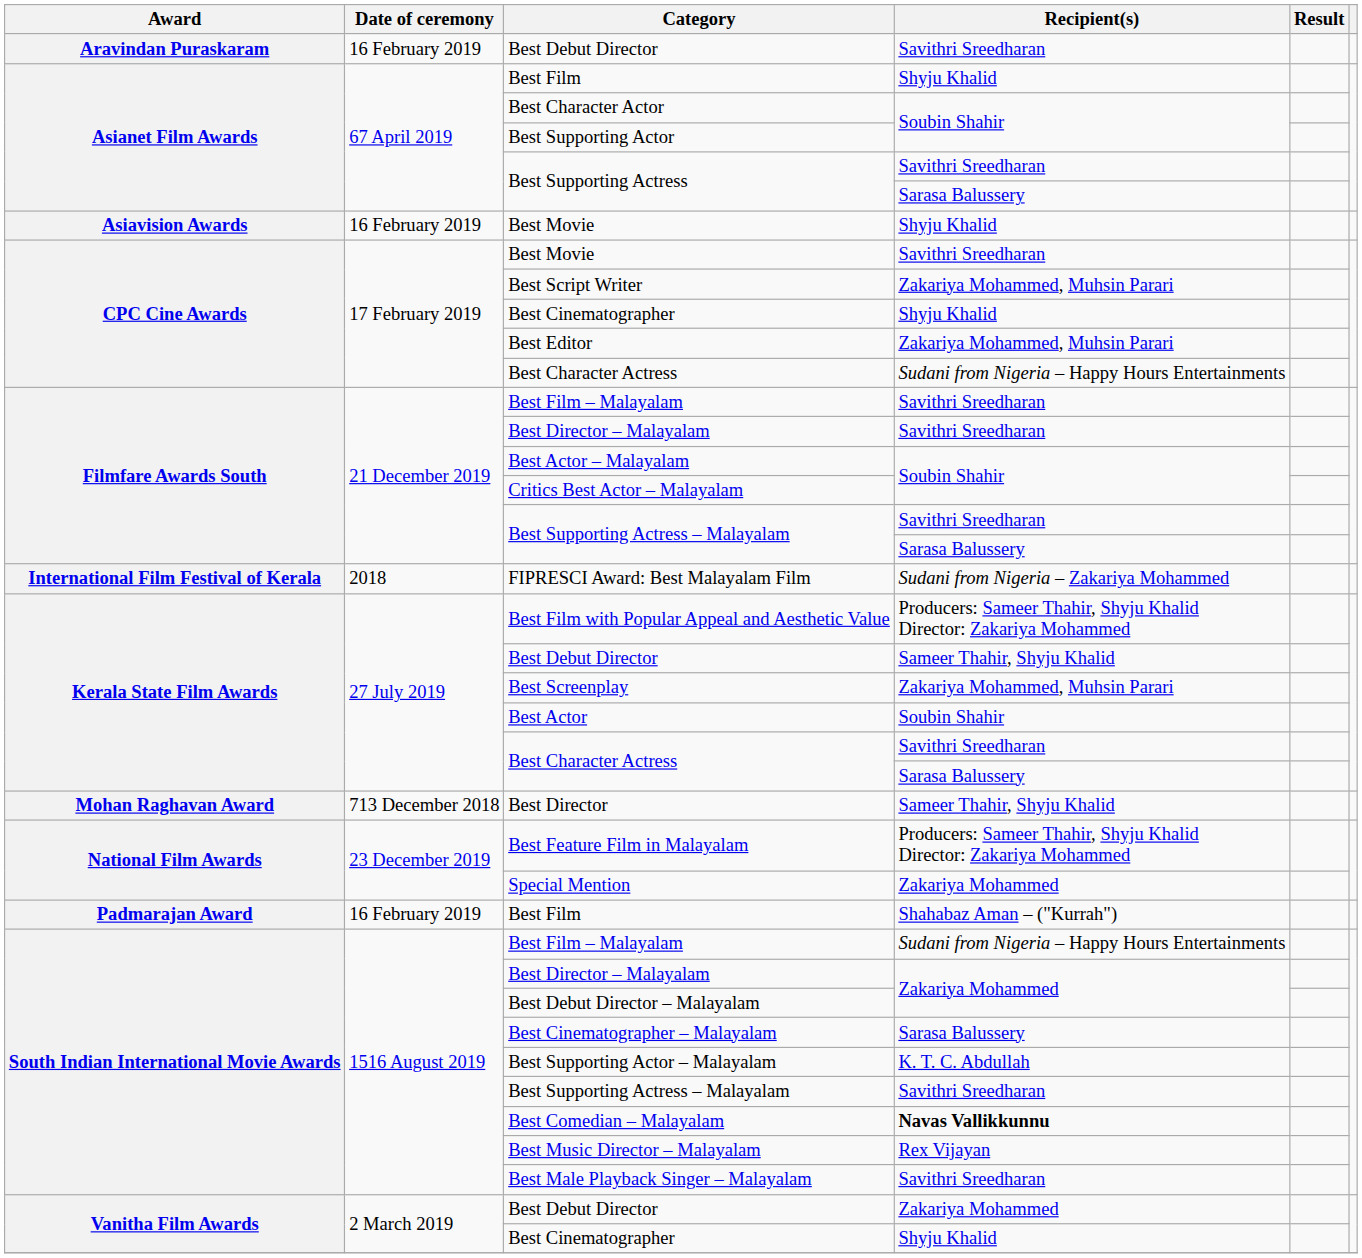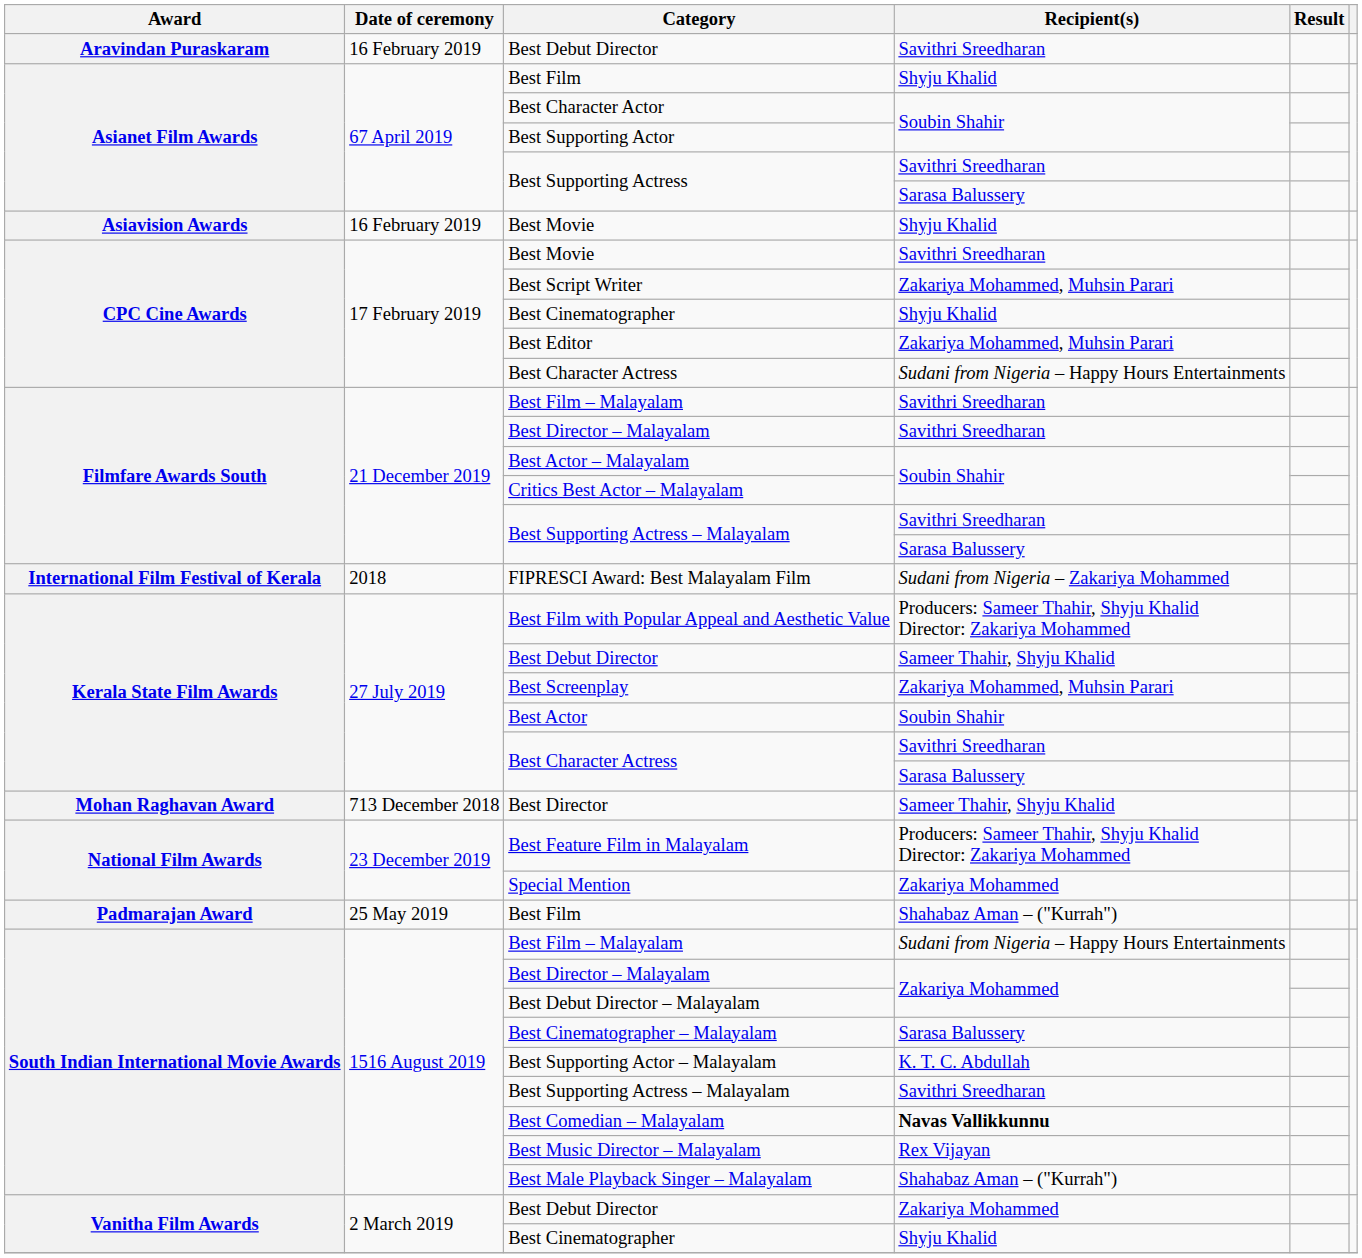(415, 914) 16 February 2019 -> (399, 914) 25 May 2019
(972, 1179) Savithri Sreedharan -> (1008, 1179) Shahabaz Aman – ("Kurrah")
